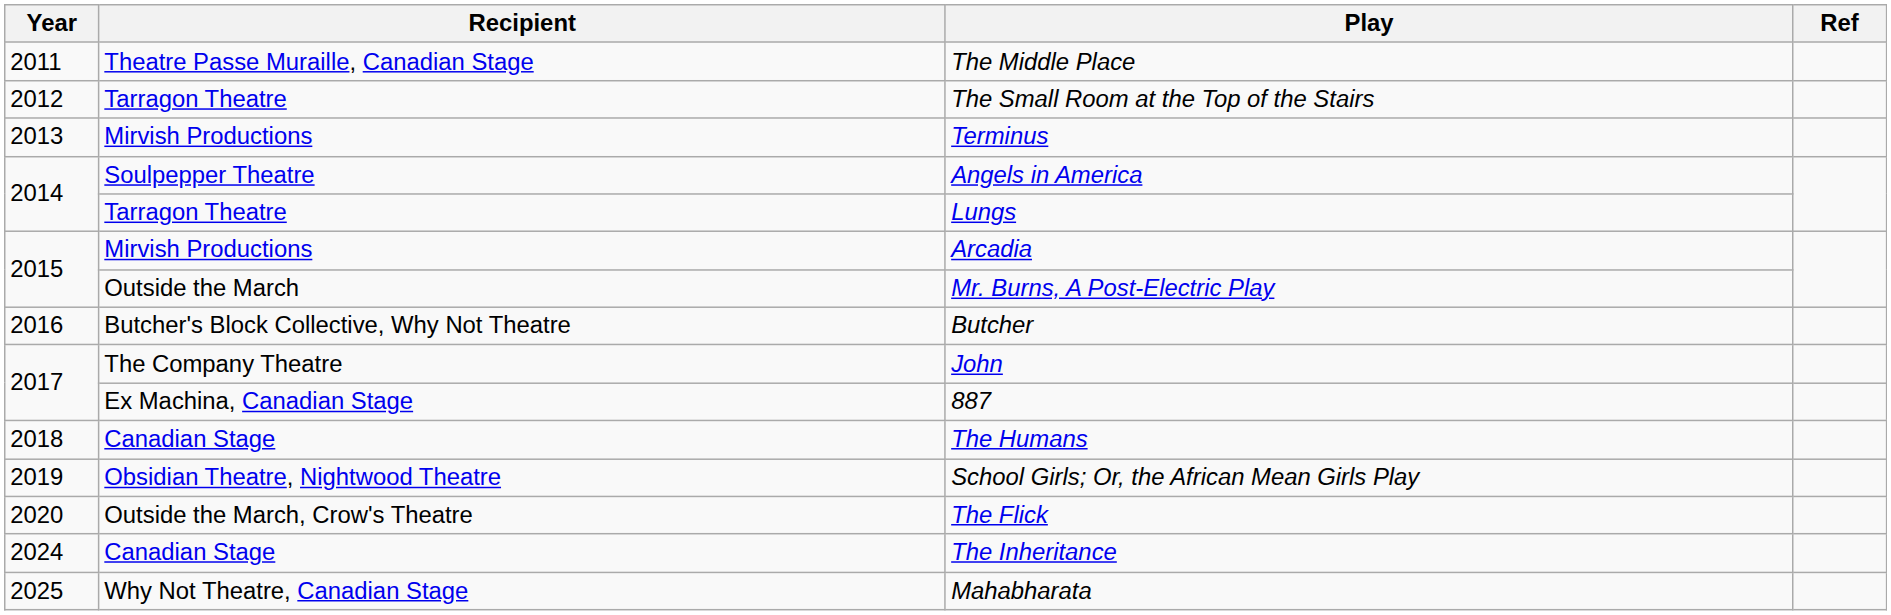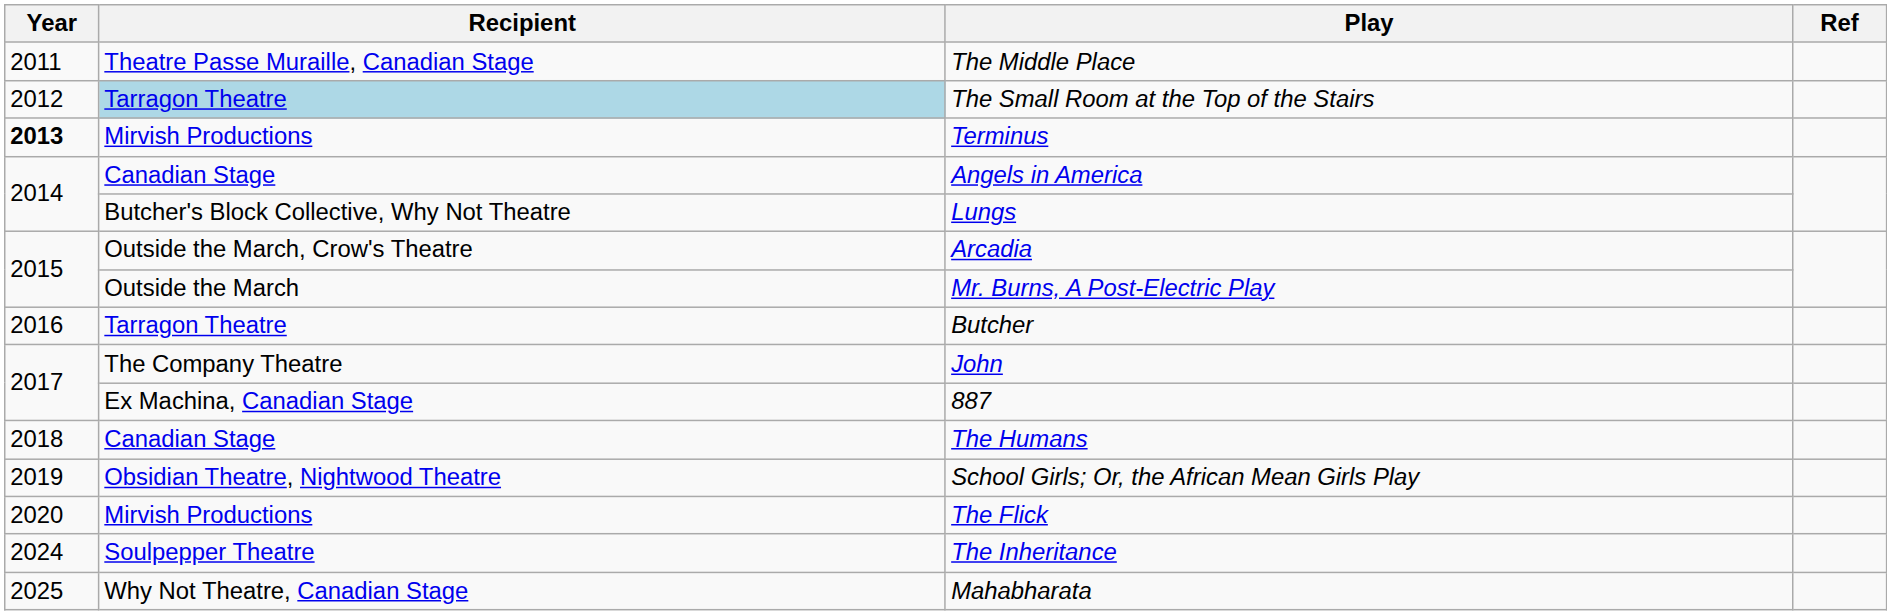(196, 99) no background -> (196, 99) lightblue background
(37, 136) normal -> (37, 136) bold
(209, 174) Soulpepper Theatre -> (190, 174) Canadian Stage
(196, 212) Tarragon Theatre -> (338, 212) Butcher's Block Collective, Why Not Theatre
(208, 250) Mirvish Productions -> (289, 250) Outside the March, Crow's Theatre
(338, 325) Butcher's Block Collective, Why Not Theatre -> (196, 325) Tarragon Theatre
(289, 514) Outside the March, Crow's Theatre -> (208, 514) Mirvish Productions
(190, 552) Canadian Stage -> (209, 552) Soulpepper Theatre
